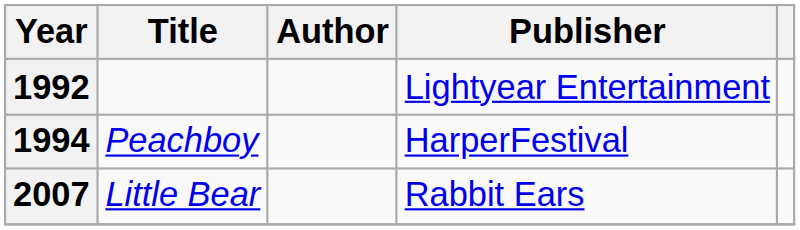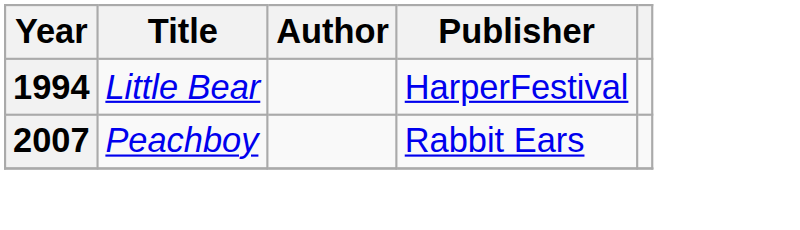- row: (51, 86)
(182, 140) Peachboy -> (183, 86) Little Bear
(183, 195) Little Bear -> (182, 140) Peachboy
